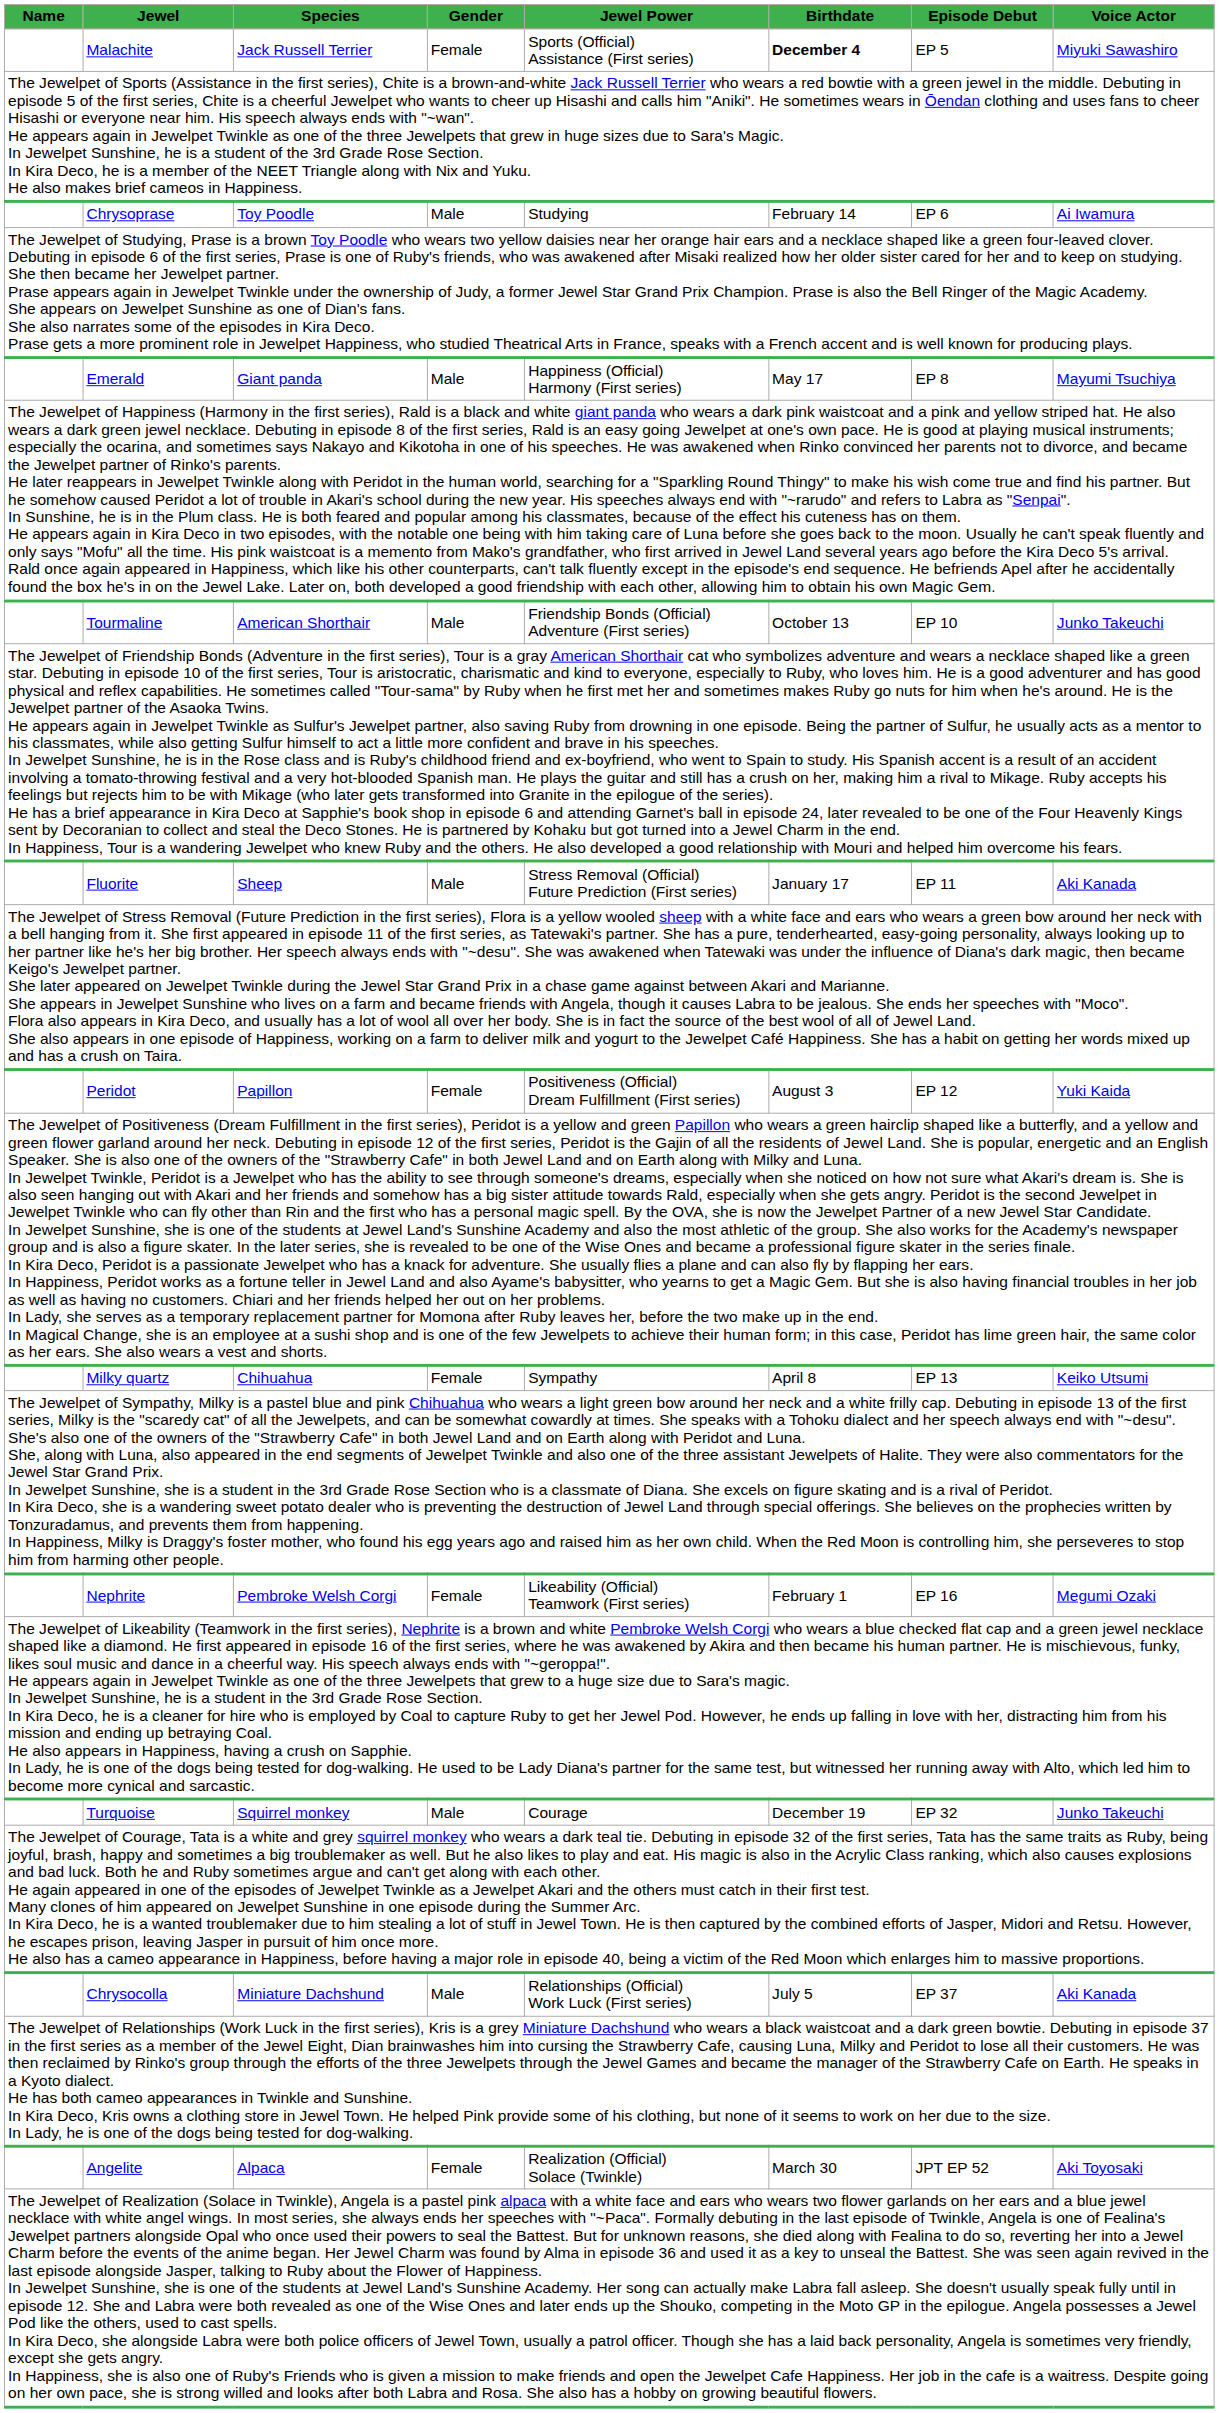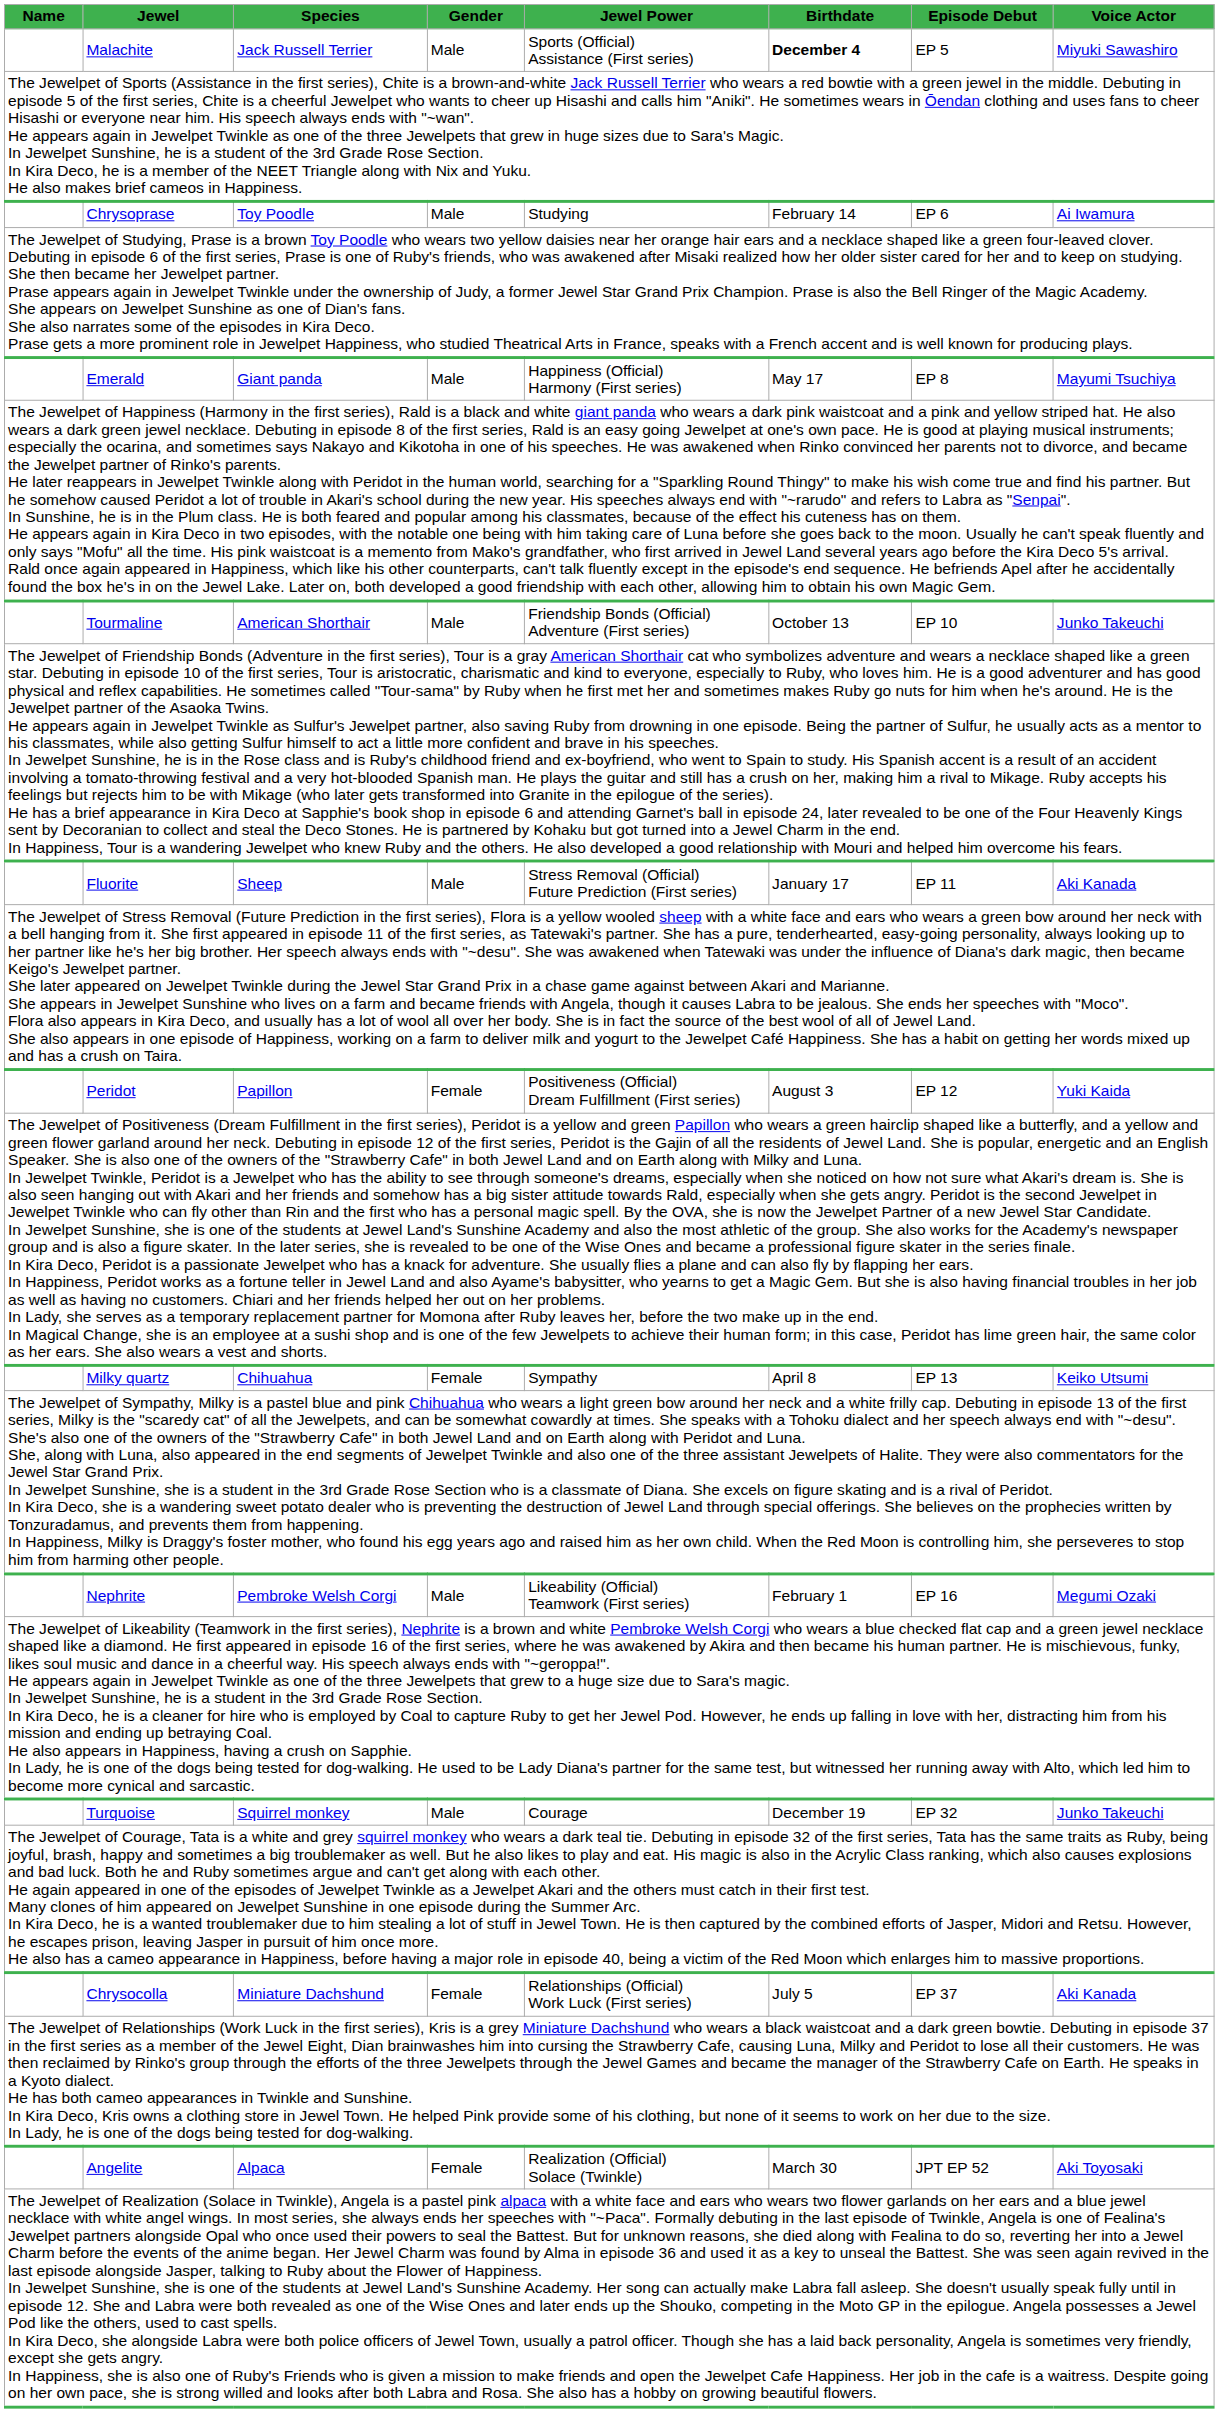(457, 50) Female -> (448, 50) Male
(457, 1595) Female -> (448, 1595) Male
(448, 1994) Male -> (457, 1994) Female
